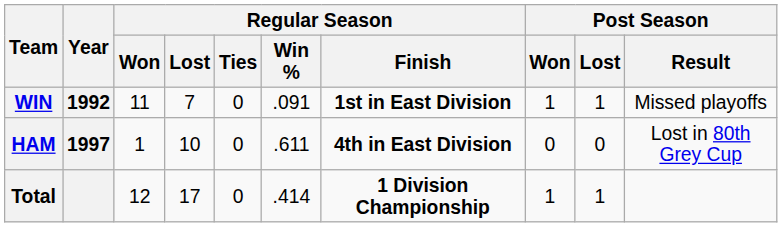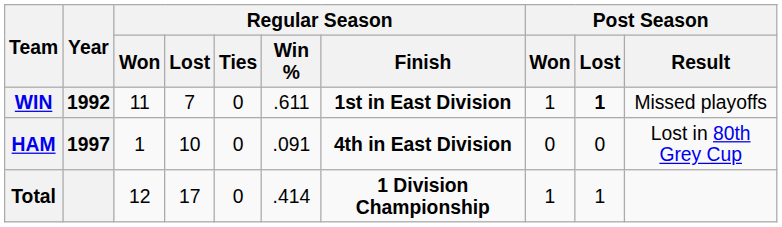(291, 103) .091 -> (291, 103) .611
(600, 103) normal -> (600, 103) bold
(291, 144) .611 -> (291, 144) .091
